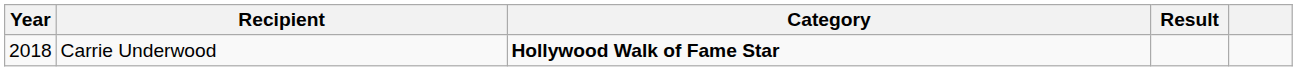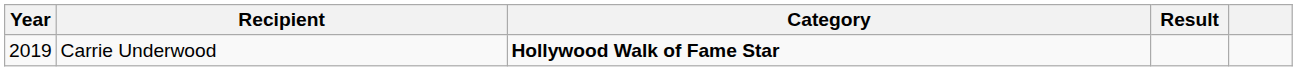(30, 50) 2018 -> (30, 50) 2019
